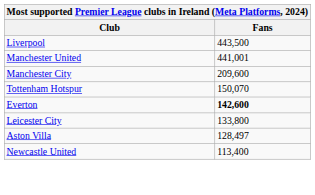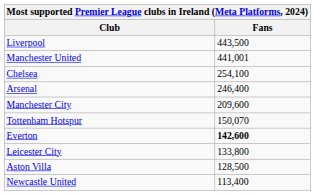+ row: (22, 74)
+ row: (22, 89)
(233, 136) 128,497 -> (233, 167) 128,500
